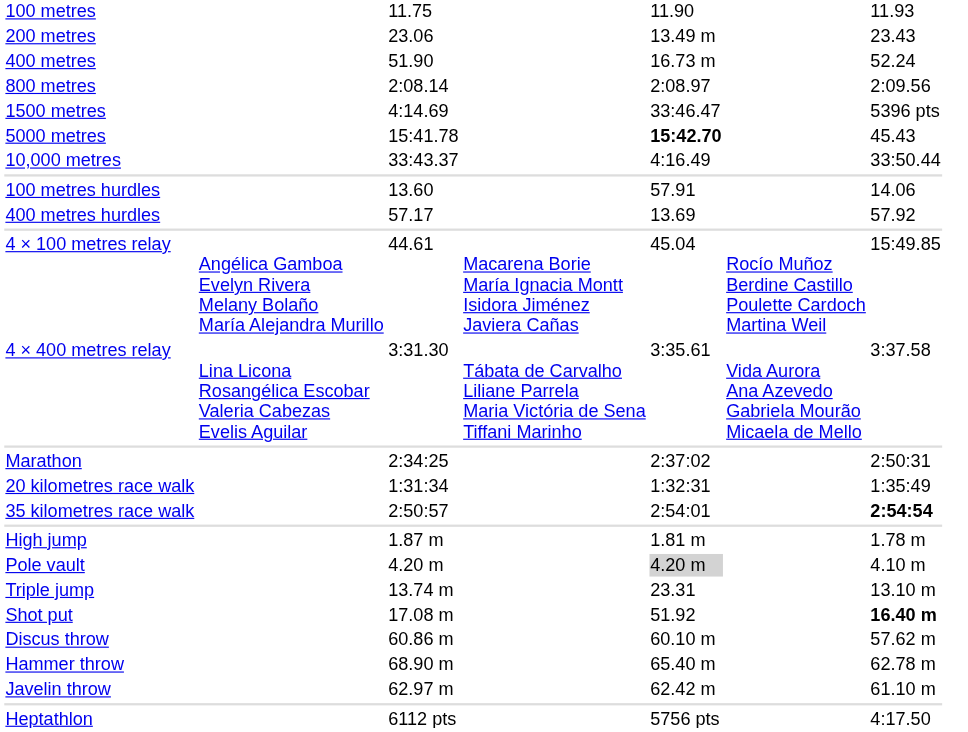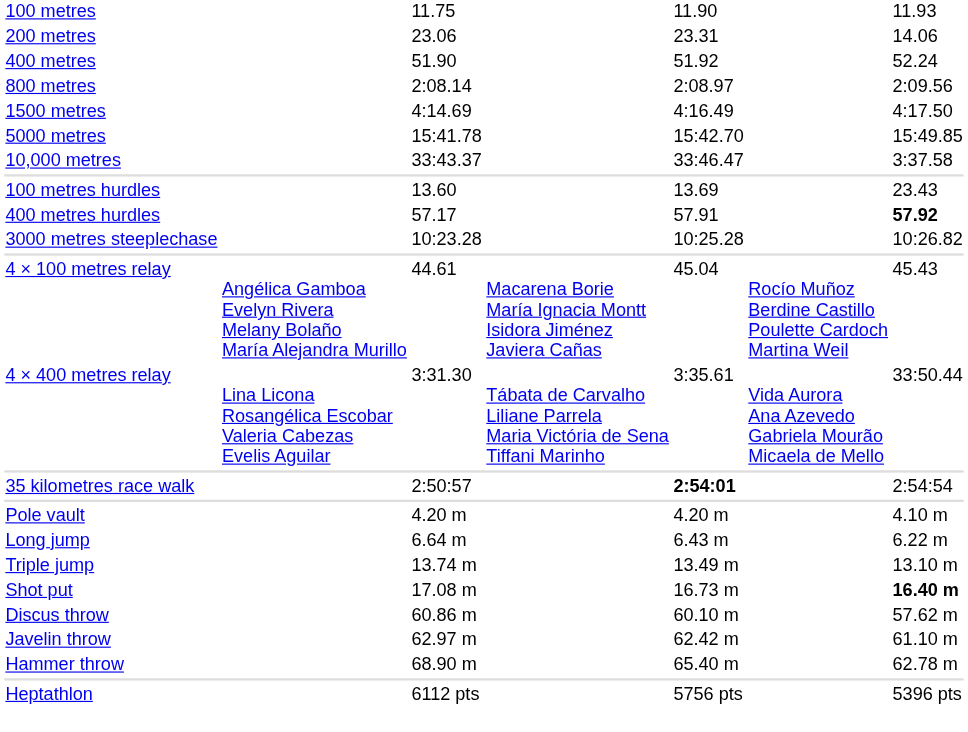(683, 36) 13.49 m -> (696, 36) 23.31
(893, 36) 23.43 -> (915, 36) 14.06
(683, 61) 16.73 m -> (696, 61) 51.92
(685, 110) 33:46.47 -> (704, 110) 4:16.49
(905, 110) 5396 pts -> (923, 110) 4:17.50
(686, 135) bold -> (709, 135) normal
(893, 135) 45.43 -> (928, 135) 15:49.85
(680, 160) 4:16.49 -> (709, 160) 33:46.47
(906, 160) 33:50.44 -> (923, 160) 3:37.58
(673, 190) 57.91 -> (696, 190) 13.69
(893, 190) 14.06 -> (915, 190) 23.43
(673, 214) 13.69 -> (696, 214) 57.91
(893, 214) normal -> (915, 214) bold
+ row: (111, 239)
(906, 244) 15:49.85 -> (915, 269) 45.43
(901, 350) 3:37.58 -> (928, 375) 33:50.44
- row: (44, 461)
- row: (100, 486)
(680, 510) normal -> (705, 486) bold
(902, 510) bold -> (923, 486) normal
- row: (46, 540)
(678, 565) lightgrey background -> (701, 515) no background
+ row: (48, 540)
(673, 590) 23.31 -> (706, 565) 13.49 m
(673, 614) 51.92 -> (706, 590) 16.73 m
rows swapped: (65, 664) <-> (58, 689)
(901, 718) 4:17.50 -> (927, 694) 5396 pts
